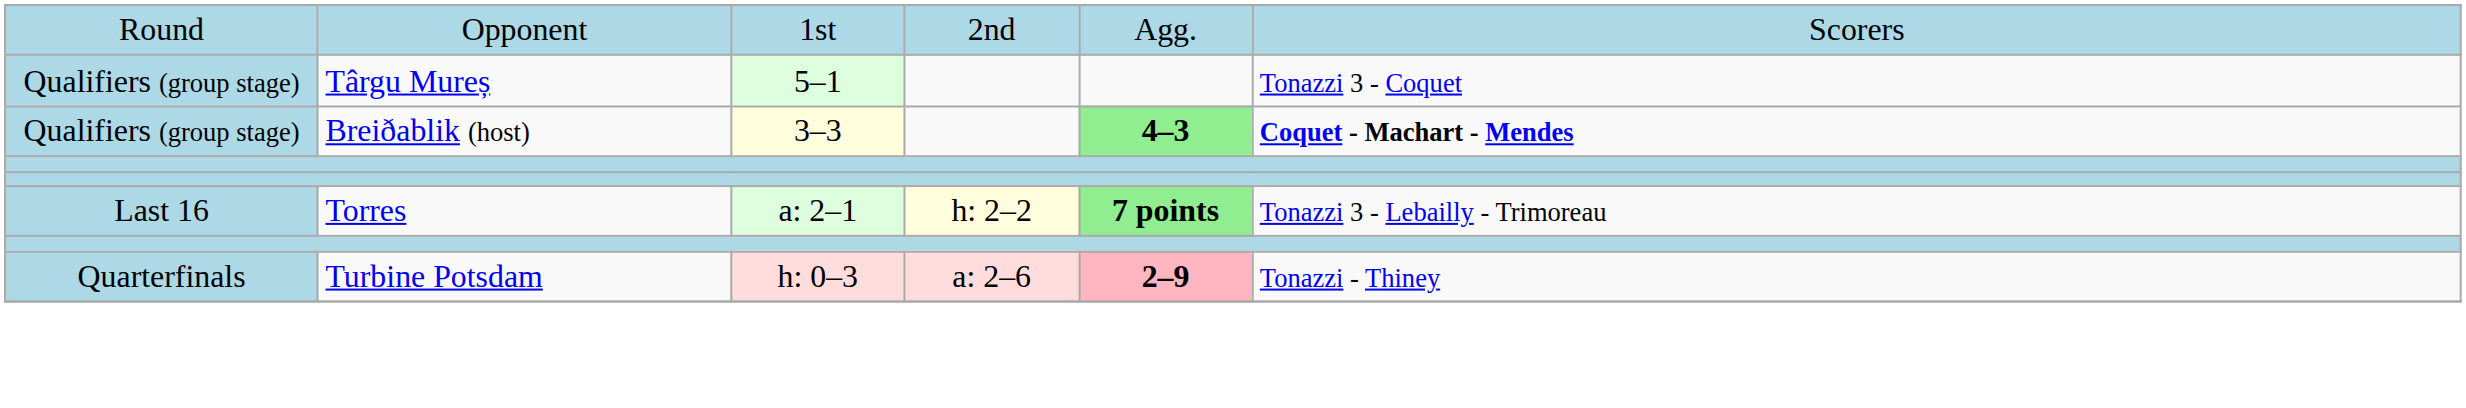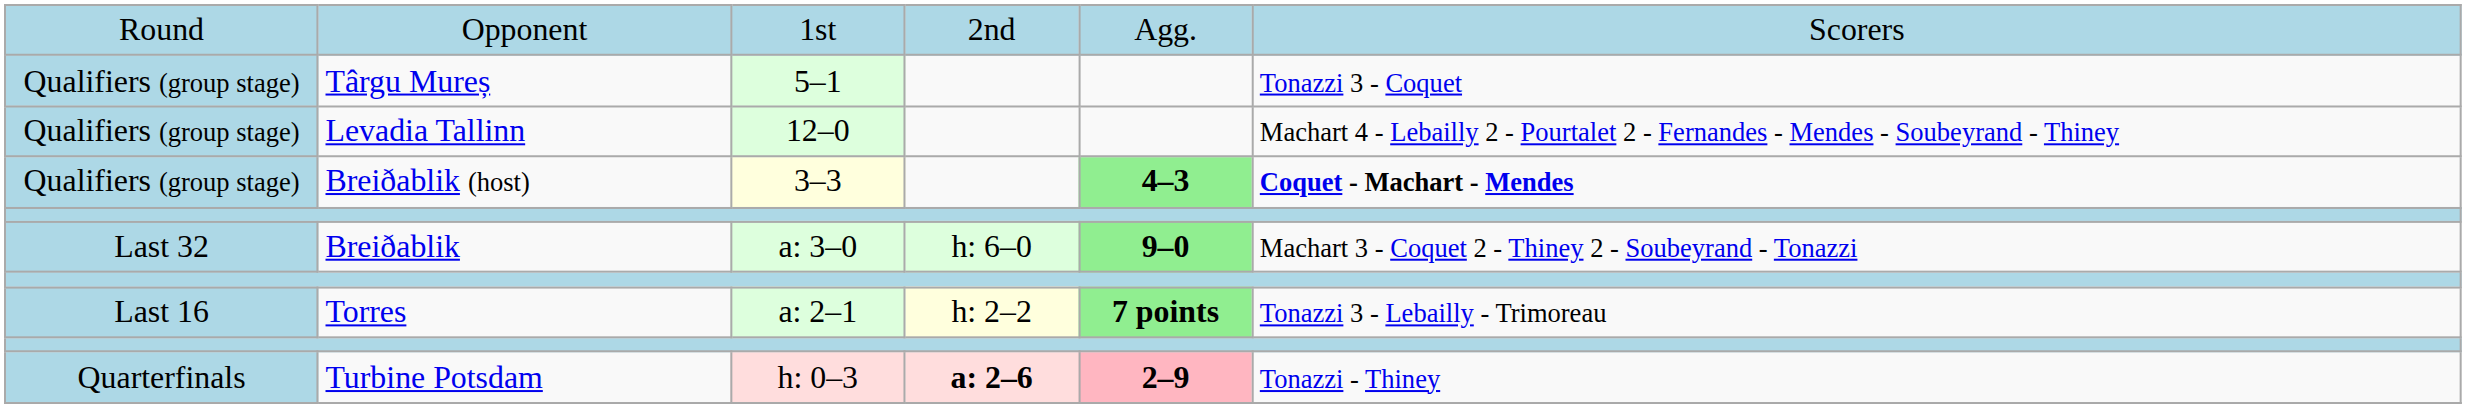+ row: (425, 130)
+ row: (393, 246)
(992, 275) normal -> (992, 376) bold
